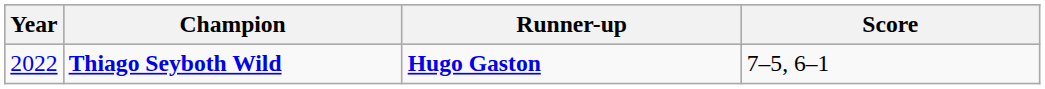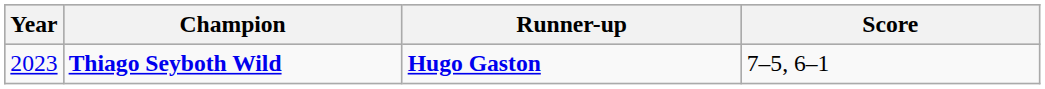(34, 63) 2022 -> (34, 63) 2023
